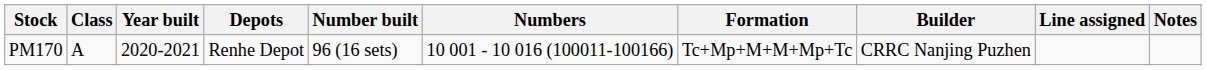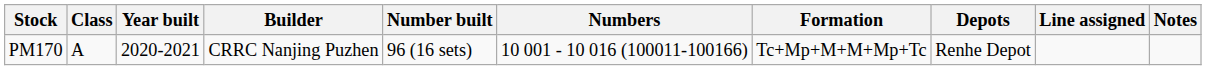columns swapped: (946, 19) <-> (256, 19)
